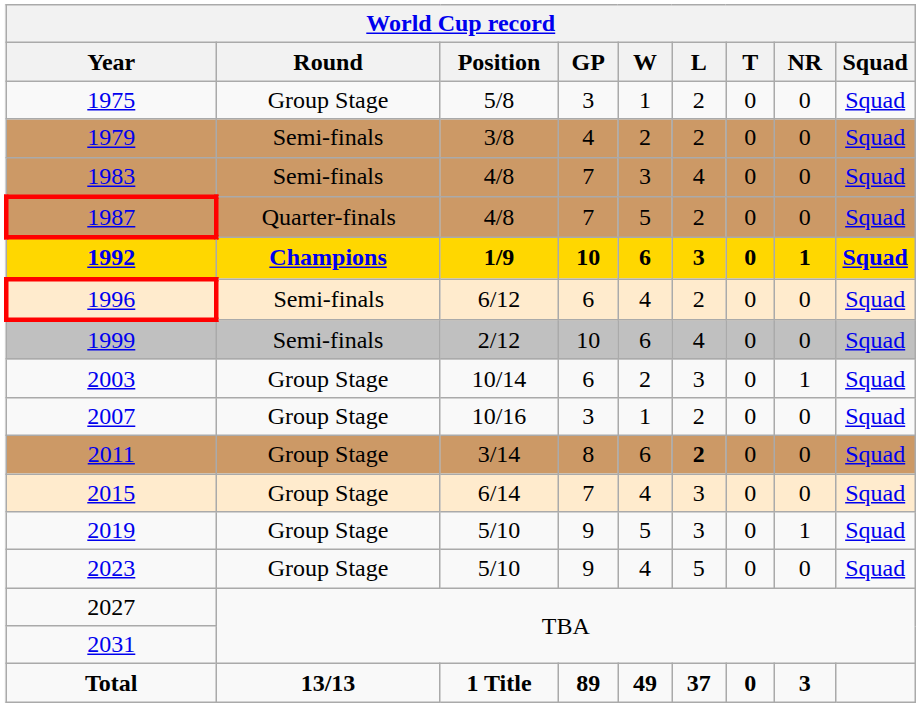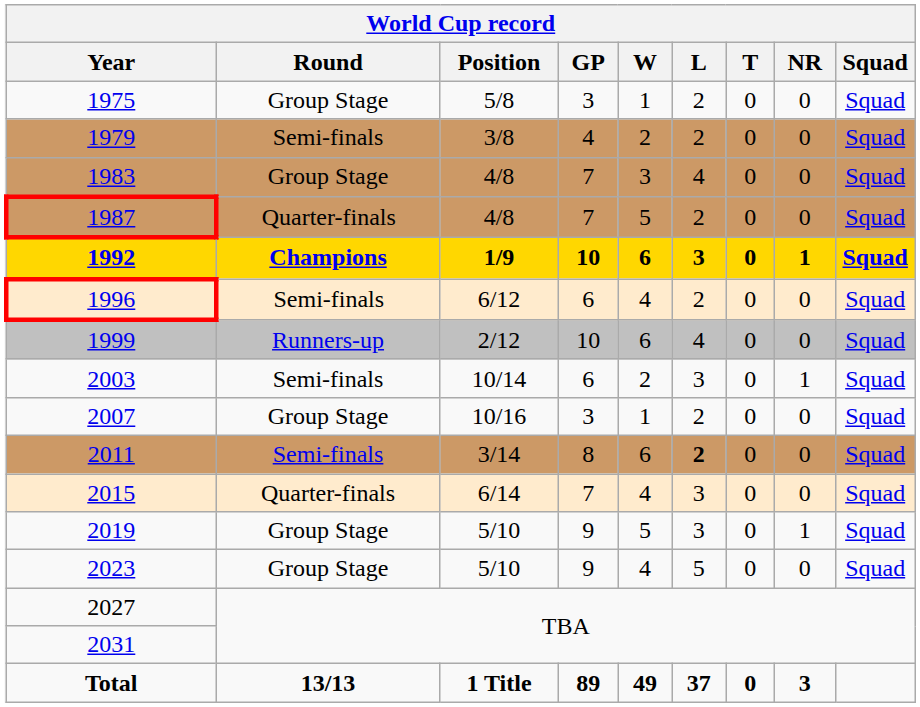(328, 176) Semi-finals -> (328, 176) Group Stage
(328, 339) Semi-finals -> (328, 339) Runners-up
(328, 378) Group Stage -> (328, 378) Semi-finals
(328, 454) Group Stage -> (328, 454) Semi-finals
(328, 492) Group Stage -> (328, 492) Quarter-finals
